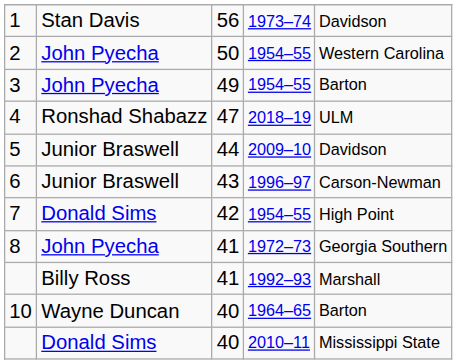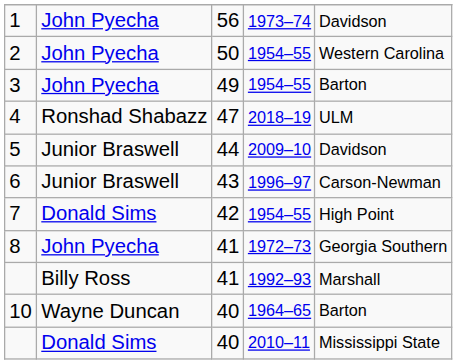(90, 20) Stan Davis -> (100, 20) John Pyecha
